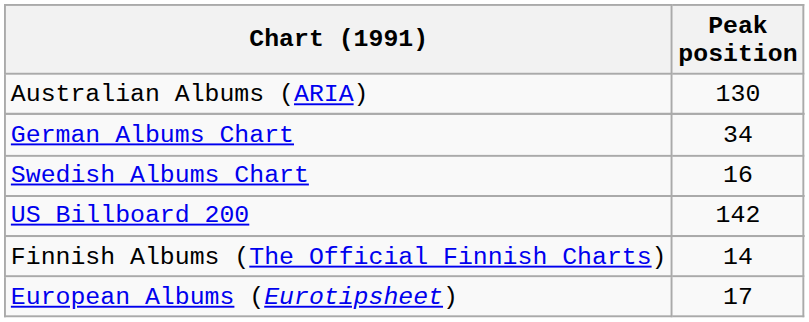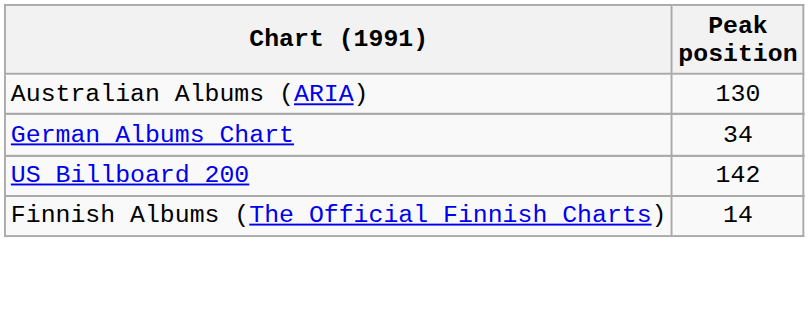- row: (160, 175)
- row: (234, 297)
